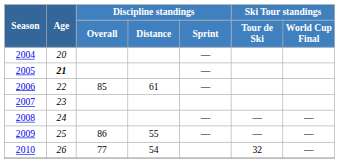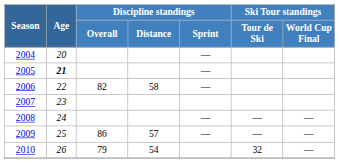(102, 87) 85 -> (102, 87) 82
(154, 87) 61 -> (154, 87) 58
(154, 134) 55 -> (154, 134) 57
(102, 150) 77 -> (102, 150) 79
